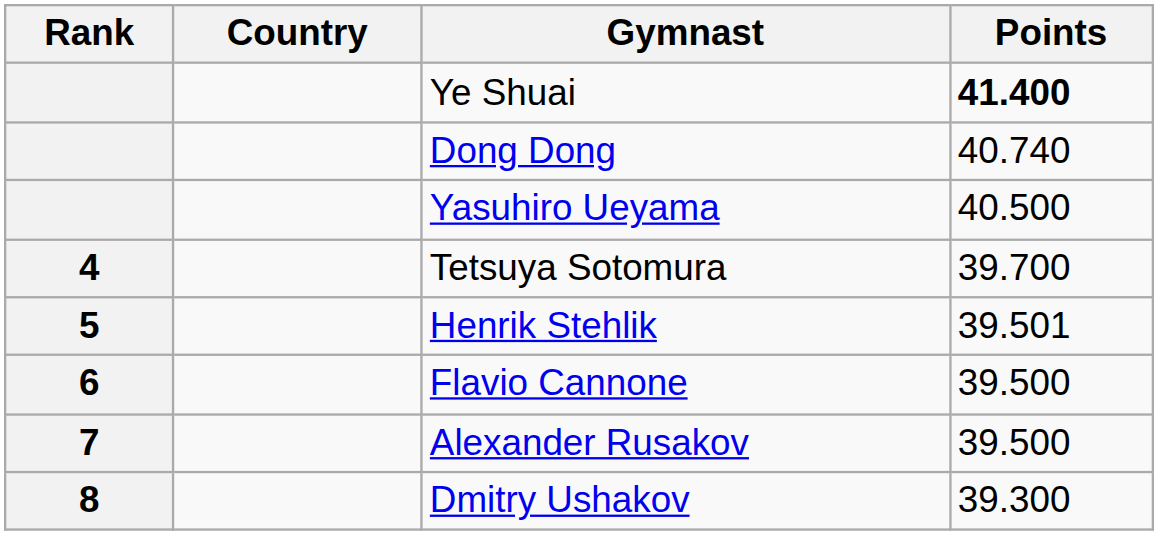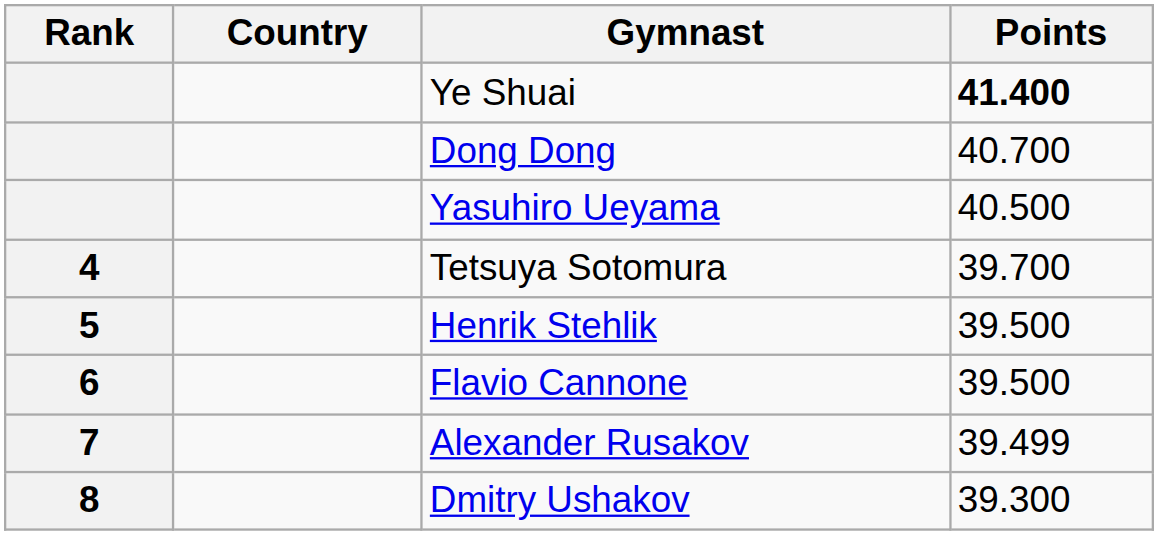(1014, 150) 40.740 -> (1014, 150) 40.700
(1014, 325) 39.501 -> (1014, 325) 39.500
(1014, 442) 39.500 -> (1014, 442) 39.499
